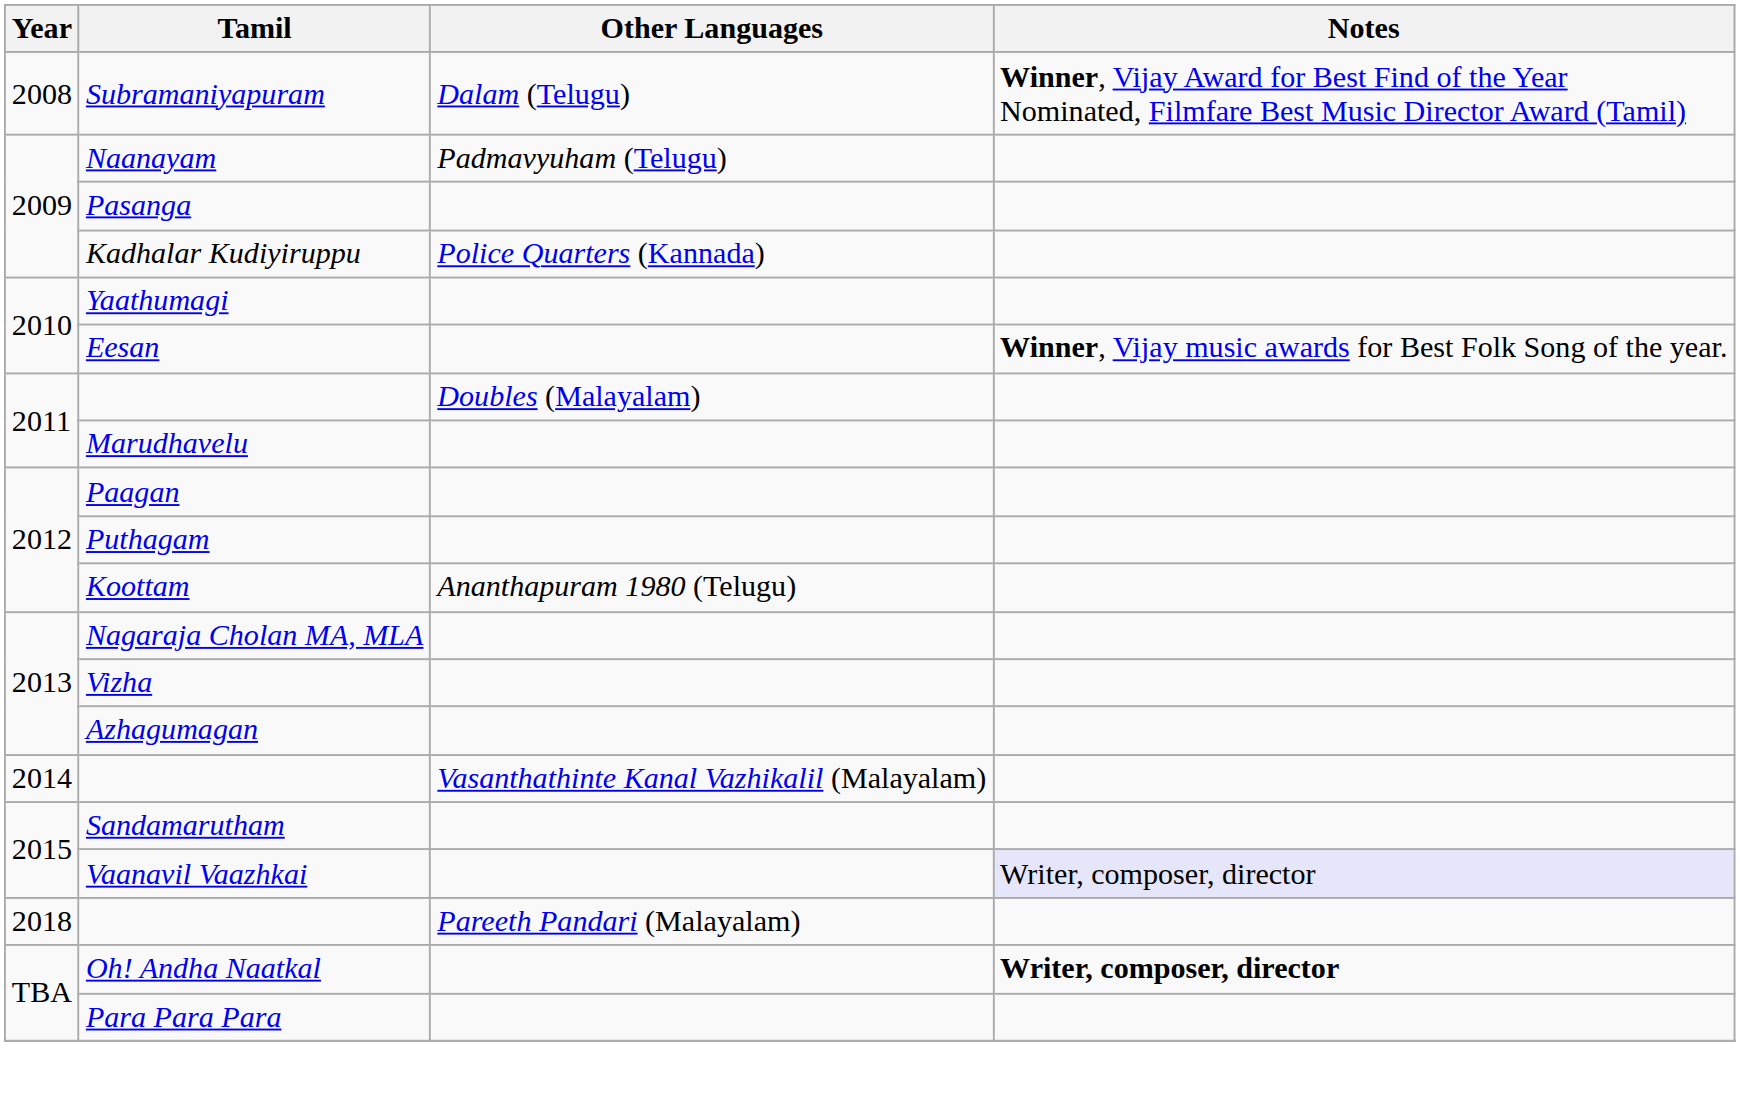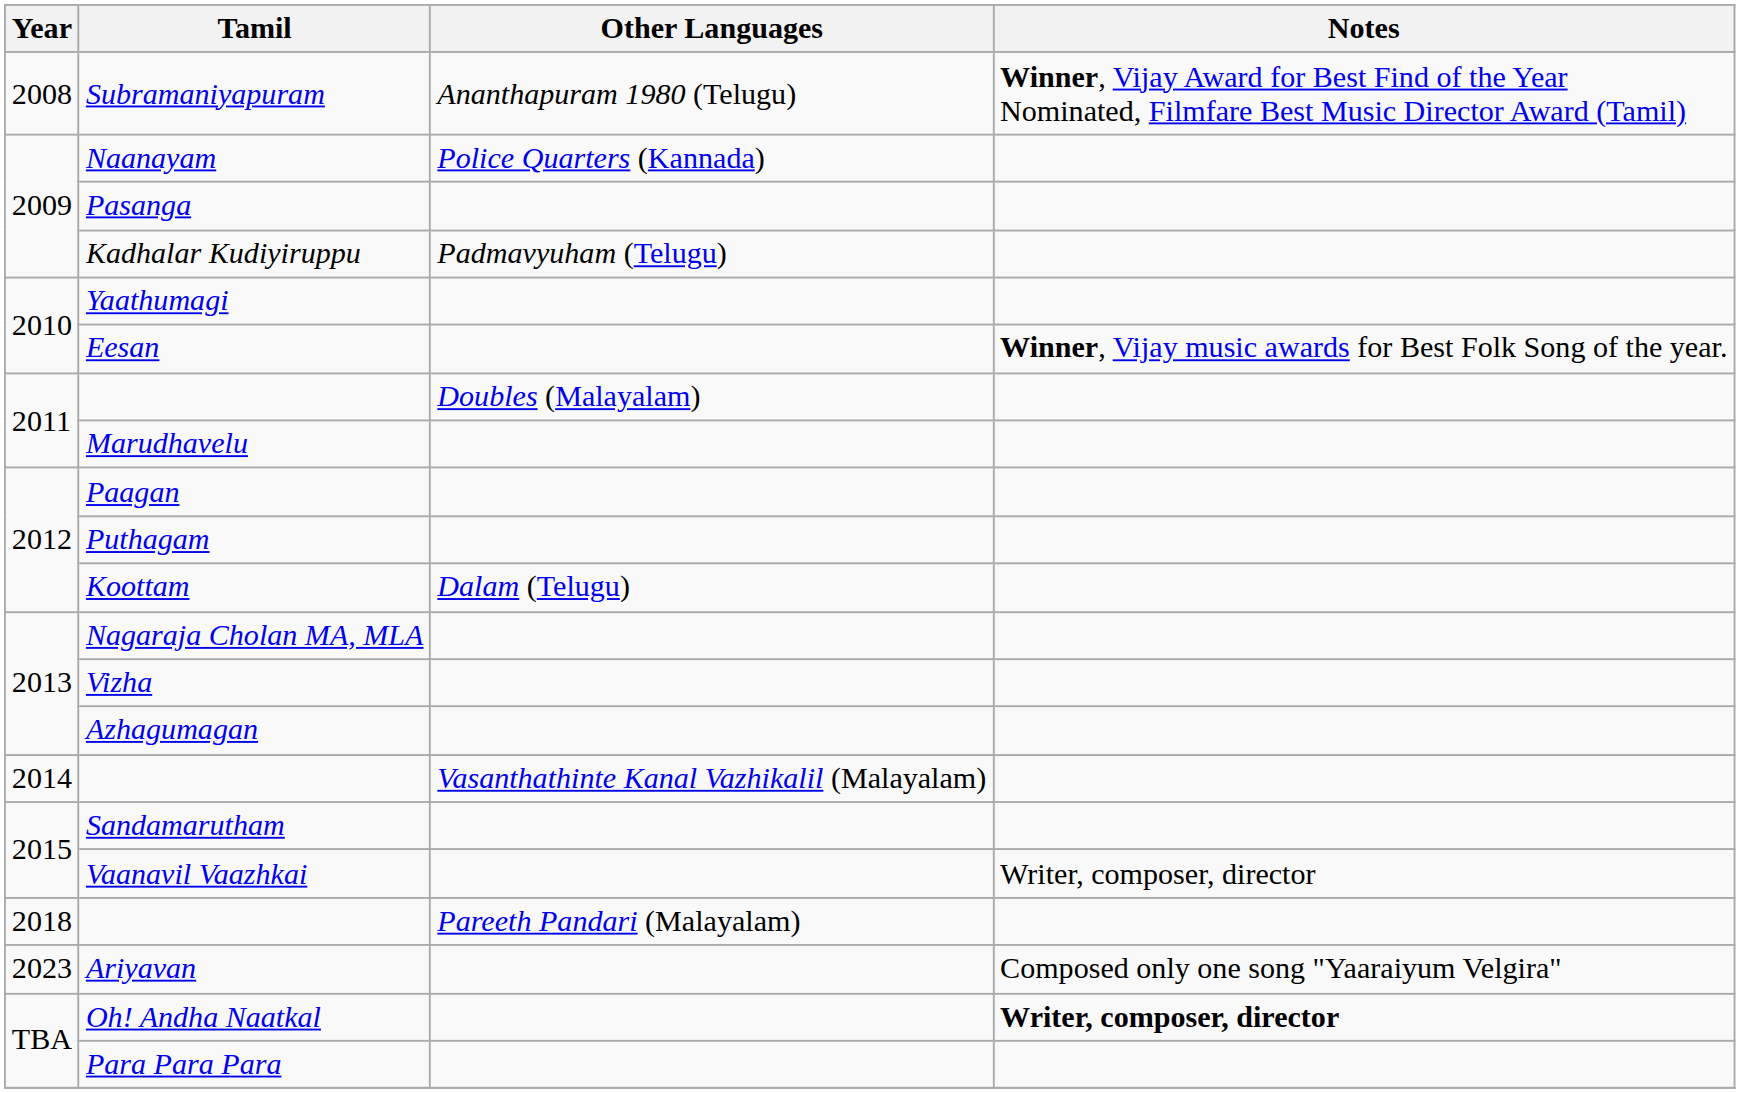(534, 92) Dalam (Telugu) -> (617, 92) Ananthapuram 1980 (Telugu)
(582, 157) Padmavyuham (Telugu) -> (601, 157) Police Quarters (Kannada)
(601, 253) Police Quarters (Kannada) -> (582, 253) Padmavyuham (Telugu)
(617, 586) Ananthapuram 1980 (Telugu) -> (534, 586) Dalam (Telugu)
(1158, 873) lavender background -> (1158, 873) no background
+ row: (42, 968)
